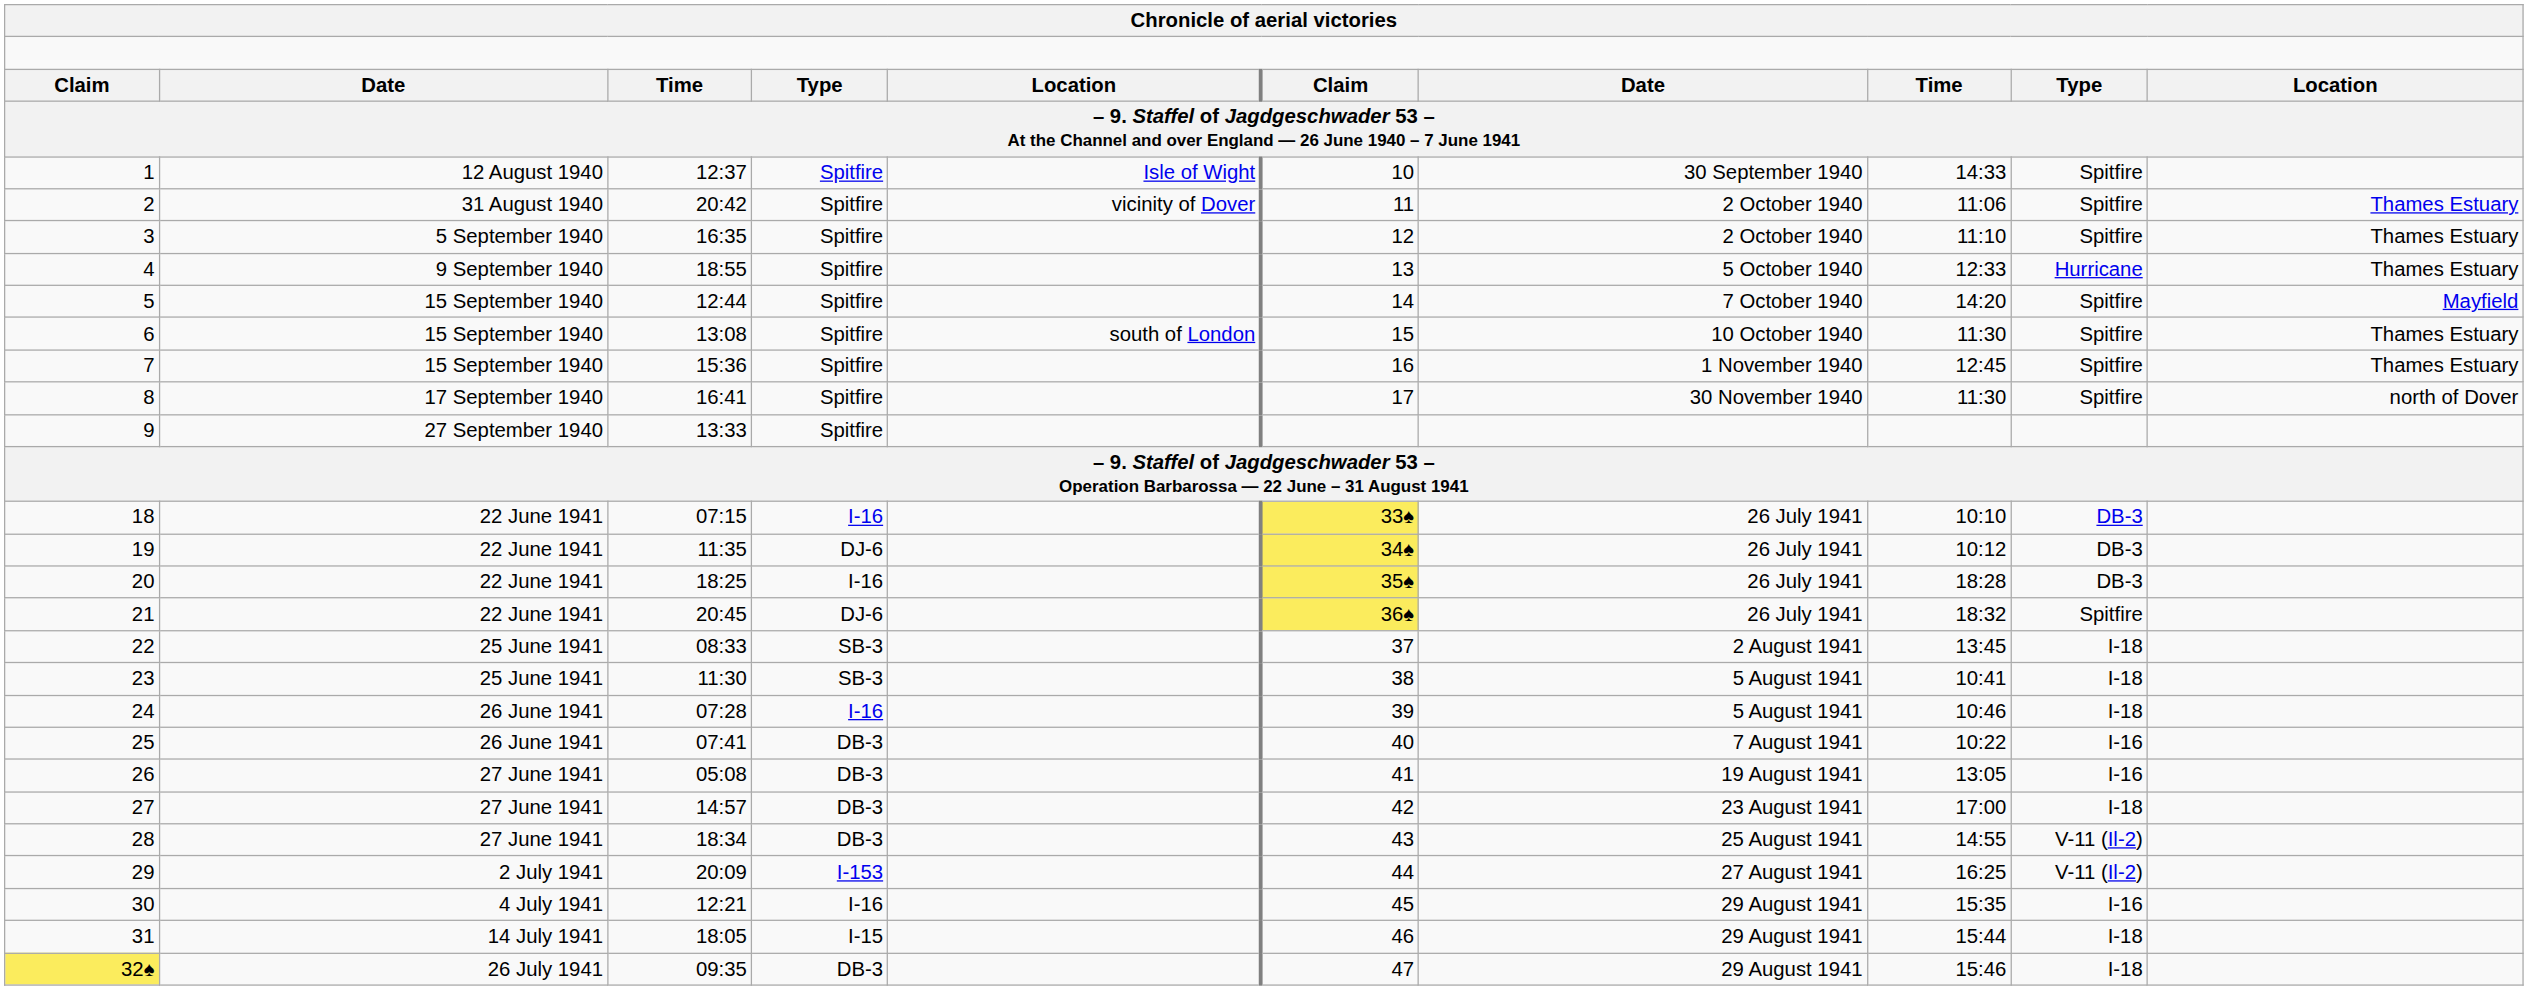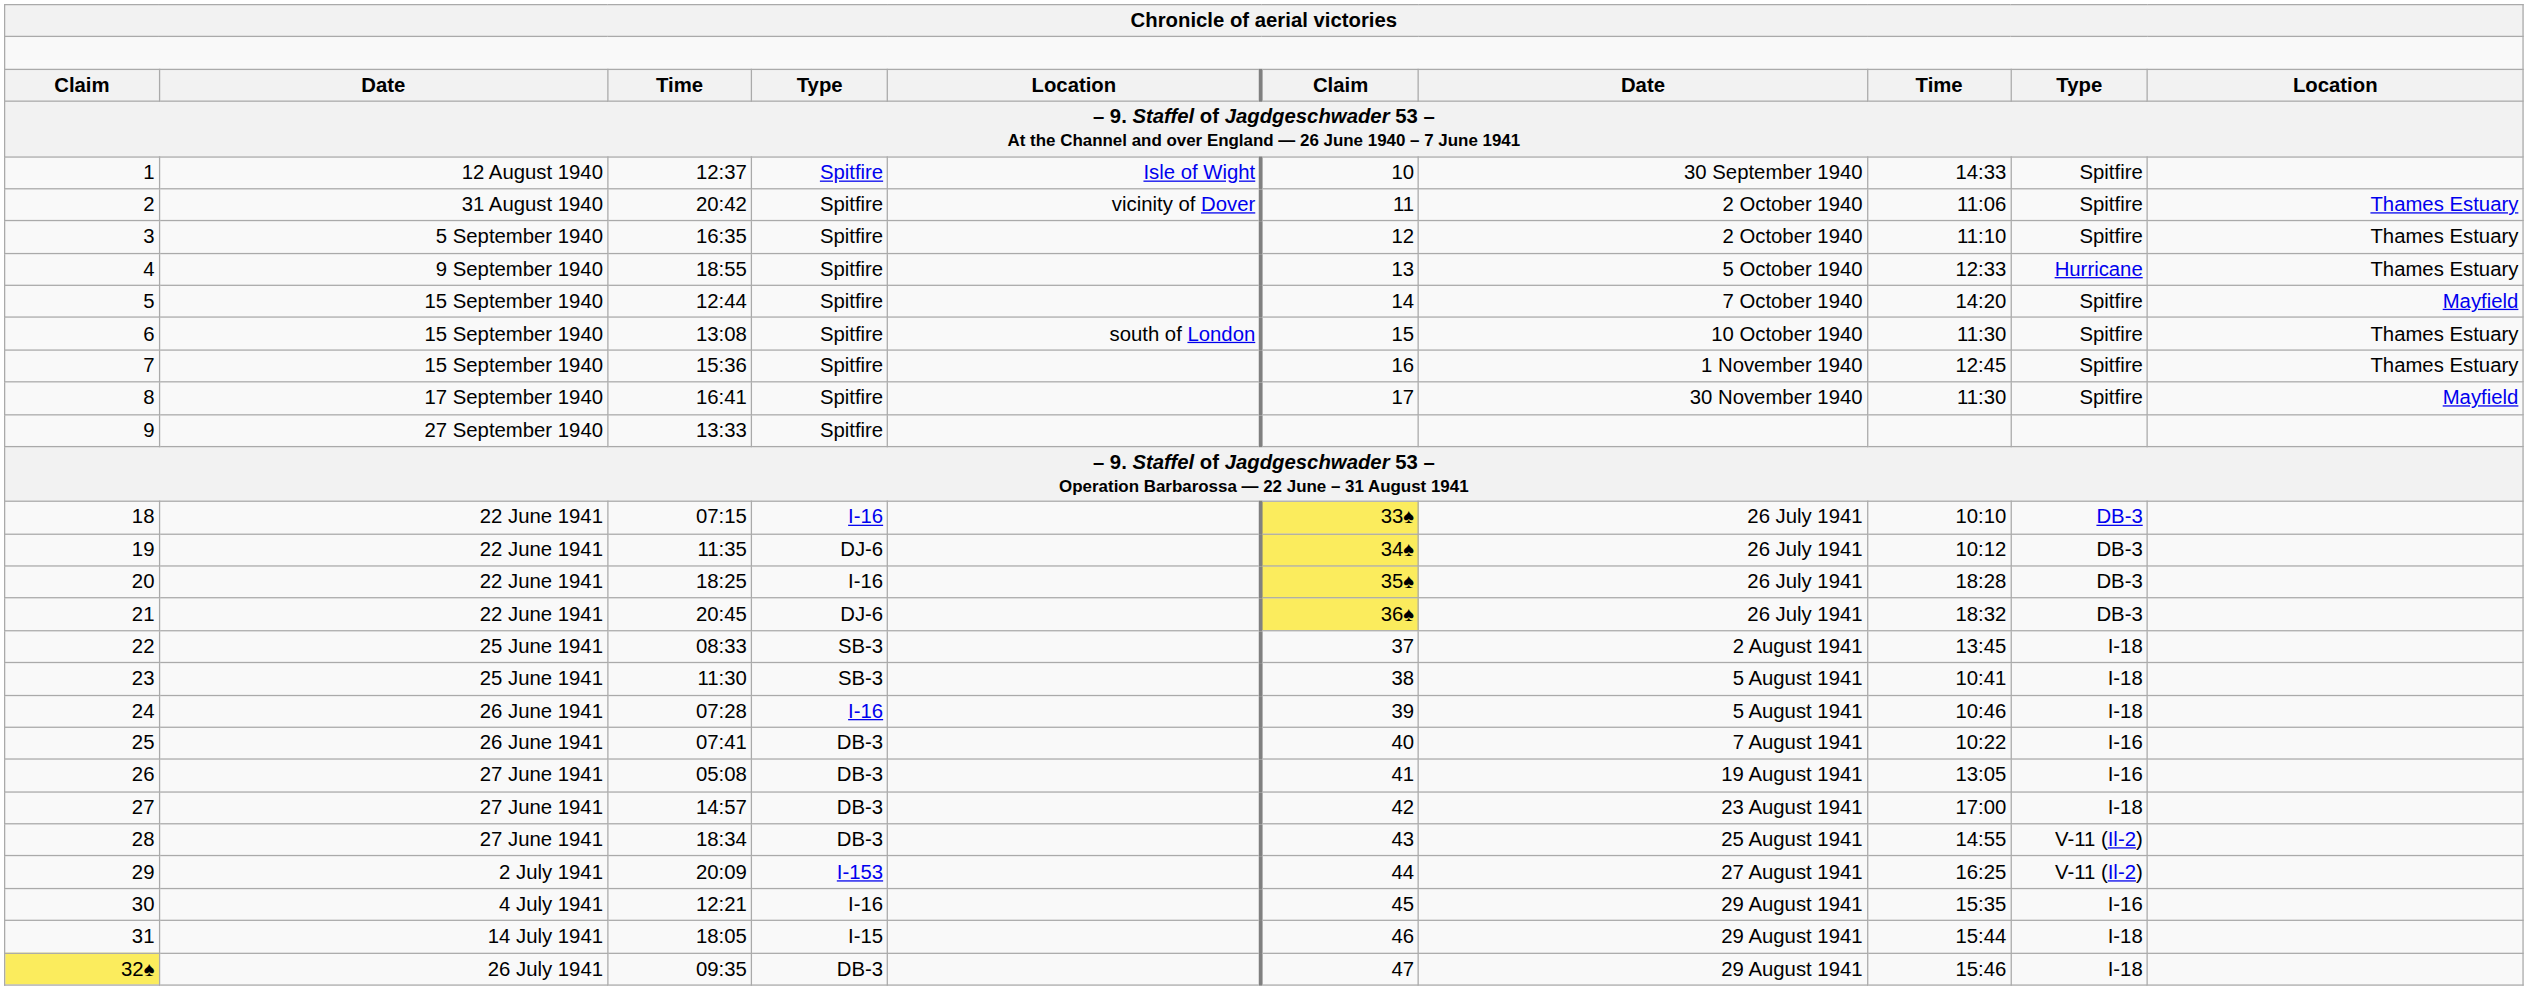(2454, 397) north of Dover -> (2481, 397) Mayfield
(2111, 614) Spitfire -> (2120, 614) DB-3
